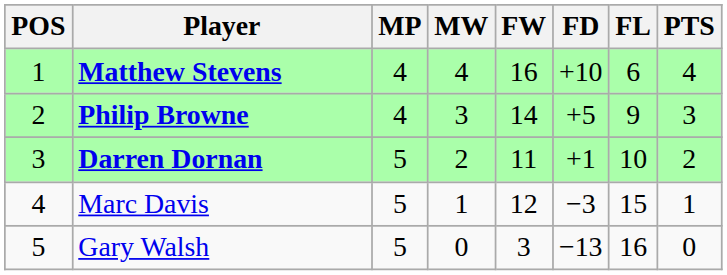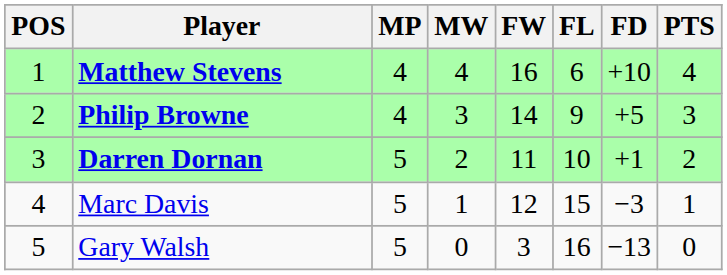columns swapped: (633, 26) <-> (581, 26)
